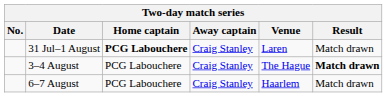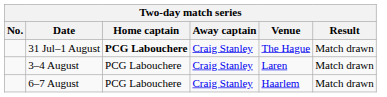(274, 48) Laren -> (286, 48) The Hague
(286, 65) The Hague -> (274, 65) Laren
(347, 65) bold -> (345, 65) normal
